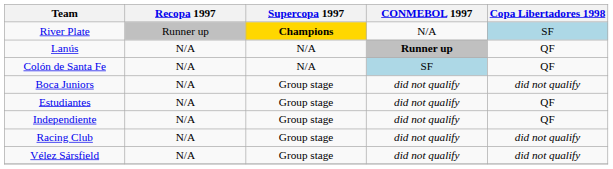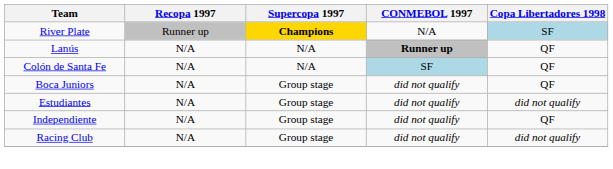(547, 84) did not qualify -> (547, 84) QF
(547, 102) QF -> (547, 102) did not qualify
- row: (65, 155)
